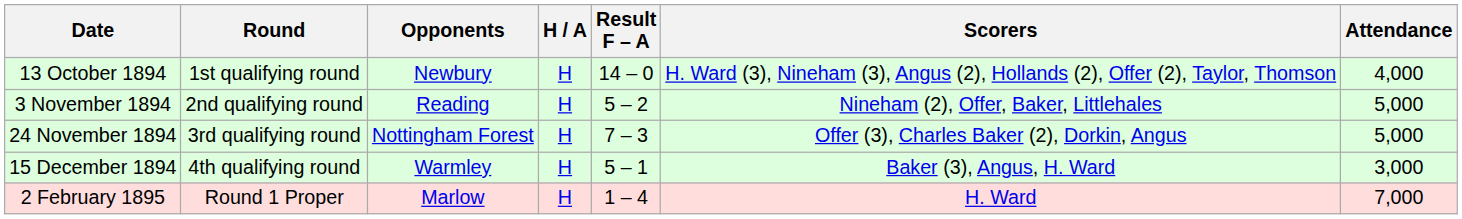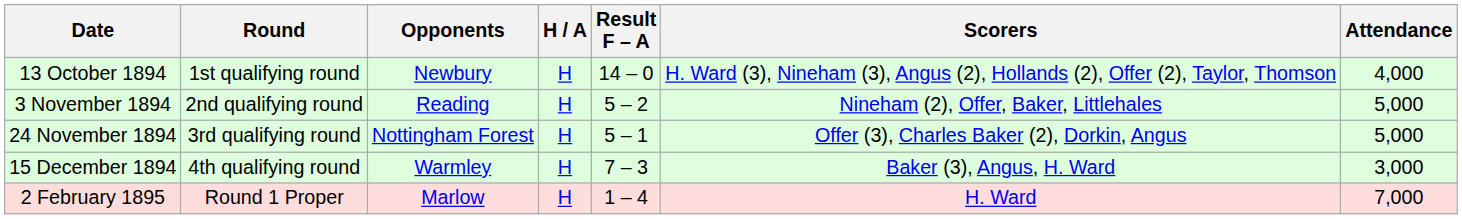(626, 135) 7 – 3 -> (626, 135) 5 – 1
(626, 167) 5 – 1 -> (626, 167) 7 – 3
